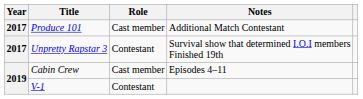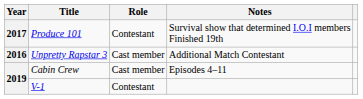(138, 28) Cast member -> (133, 33) Contestant
(227, 28) Additional Match Contestant -> (260, 33) Survival show that determined I.O.I members Finished 19th
(17, 49) 2017 -> (17, 54) 2016
(133, 49) Contestant -> (138, 54) Cast member
(260, 49) Survival show that determined I.O.I members Finished 19th -> (227, 54) Additional Match Contestant
